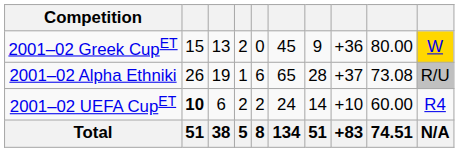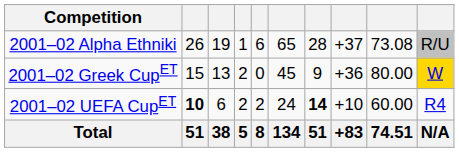rows swapped: (93, 75) <-> (93, 46)
(318, 104) normal -> (318, 104) bold
